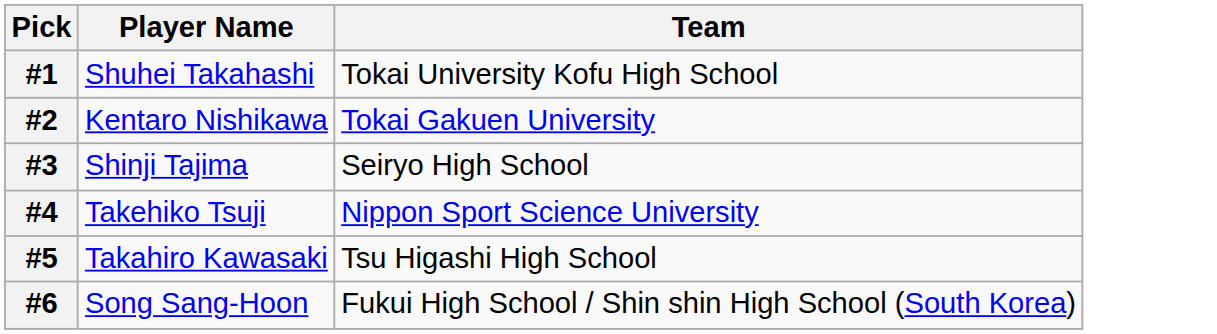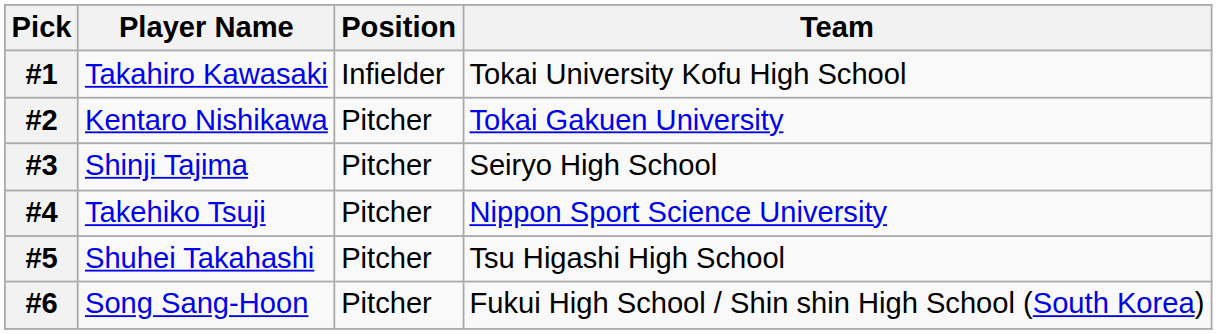+ column: (399, 27)
(200, 73) Shuhei Takahashi -> (206, 73) Takahiro Kawasaki
(206, 258) Takahiro Kawasaki -> (200, 258) Shuhei Takahashi
